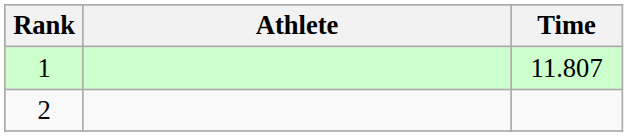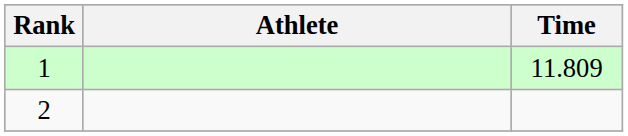(567, 67) 11.807 -> (567, 67) 11.809
